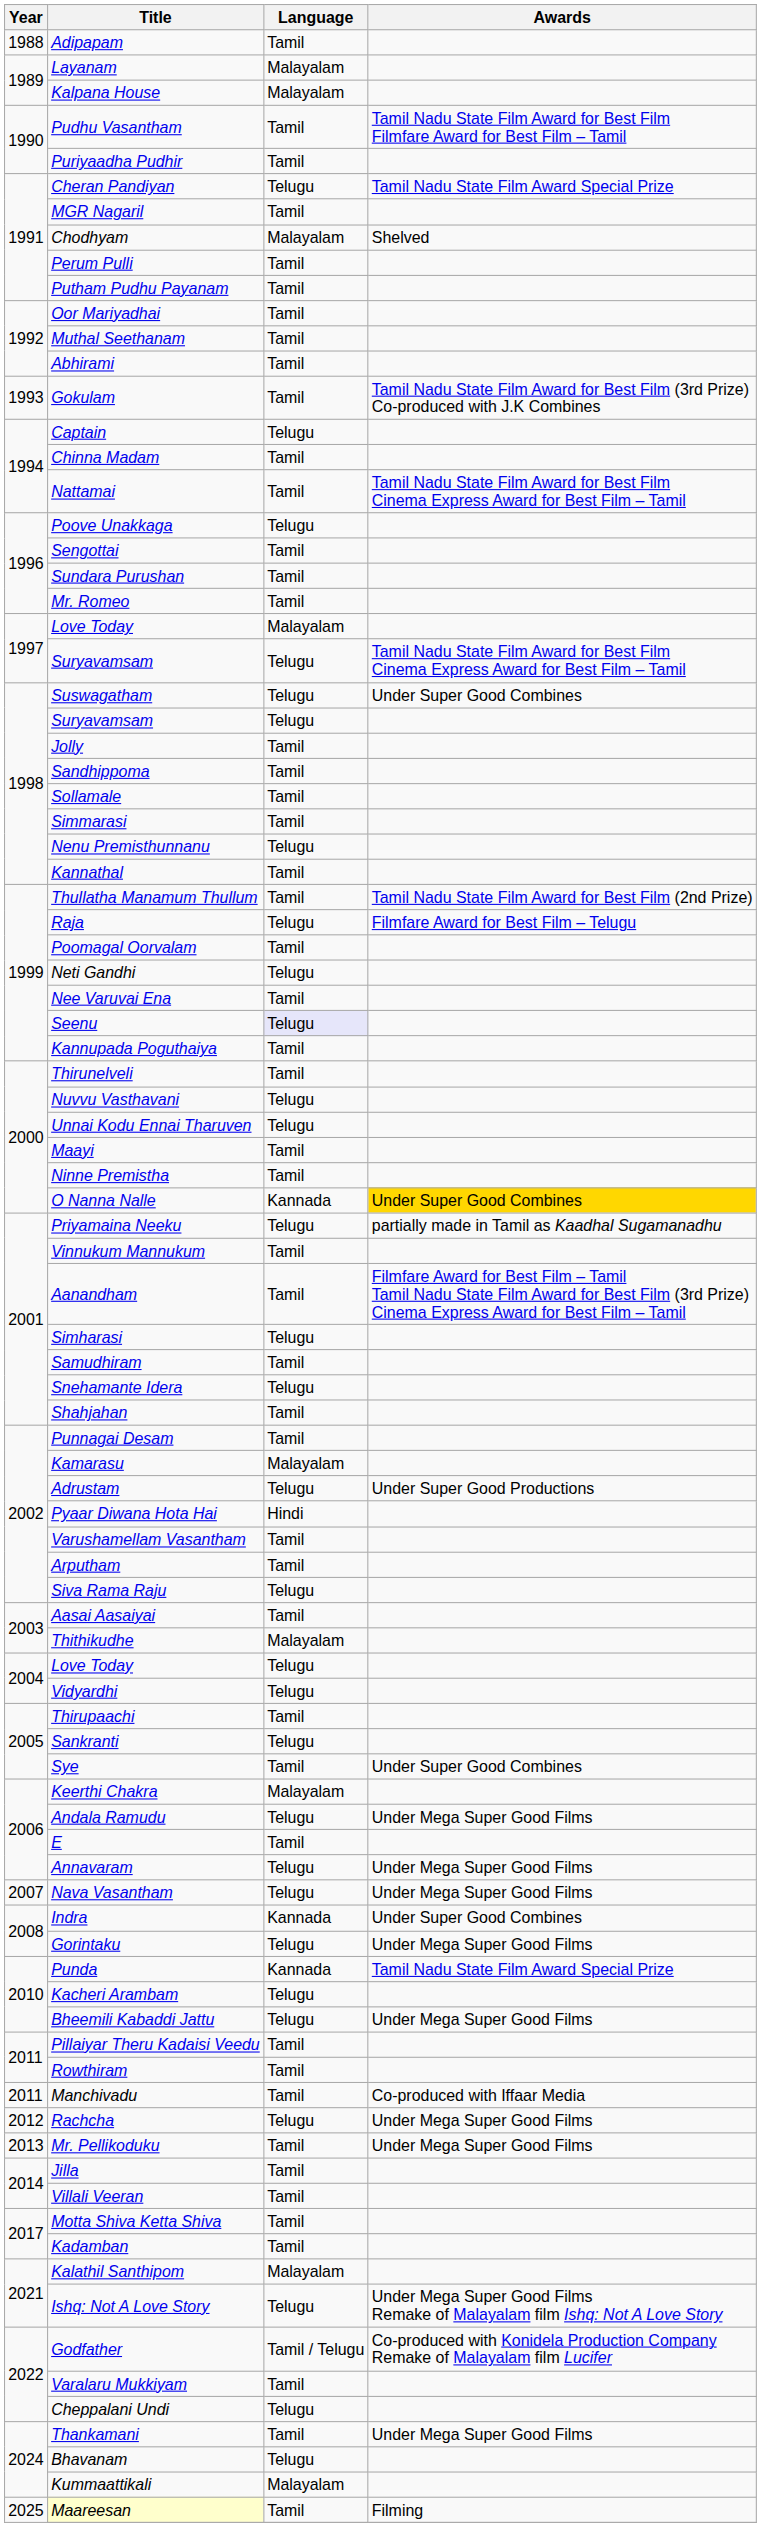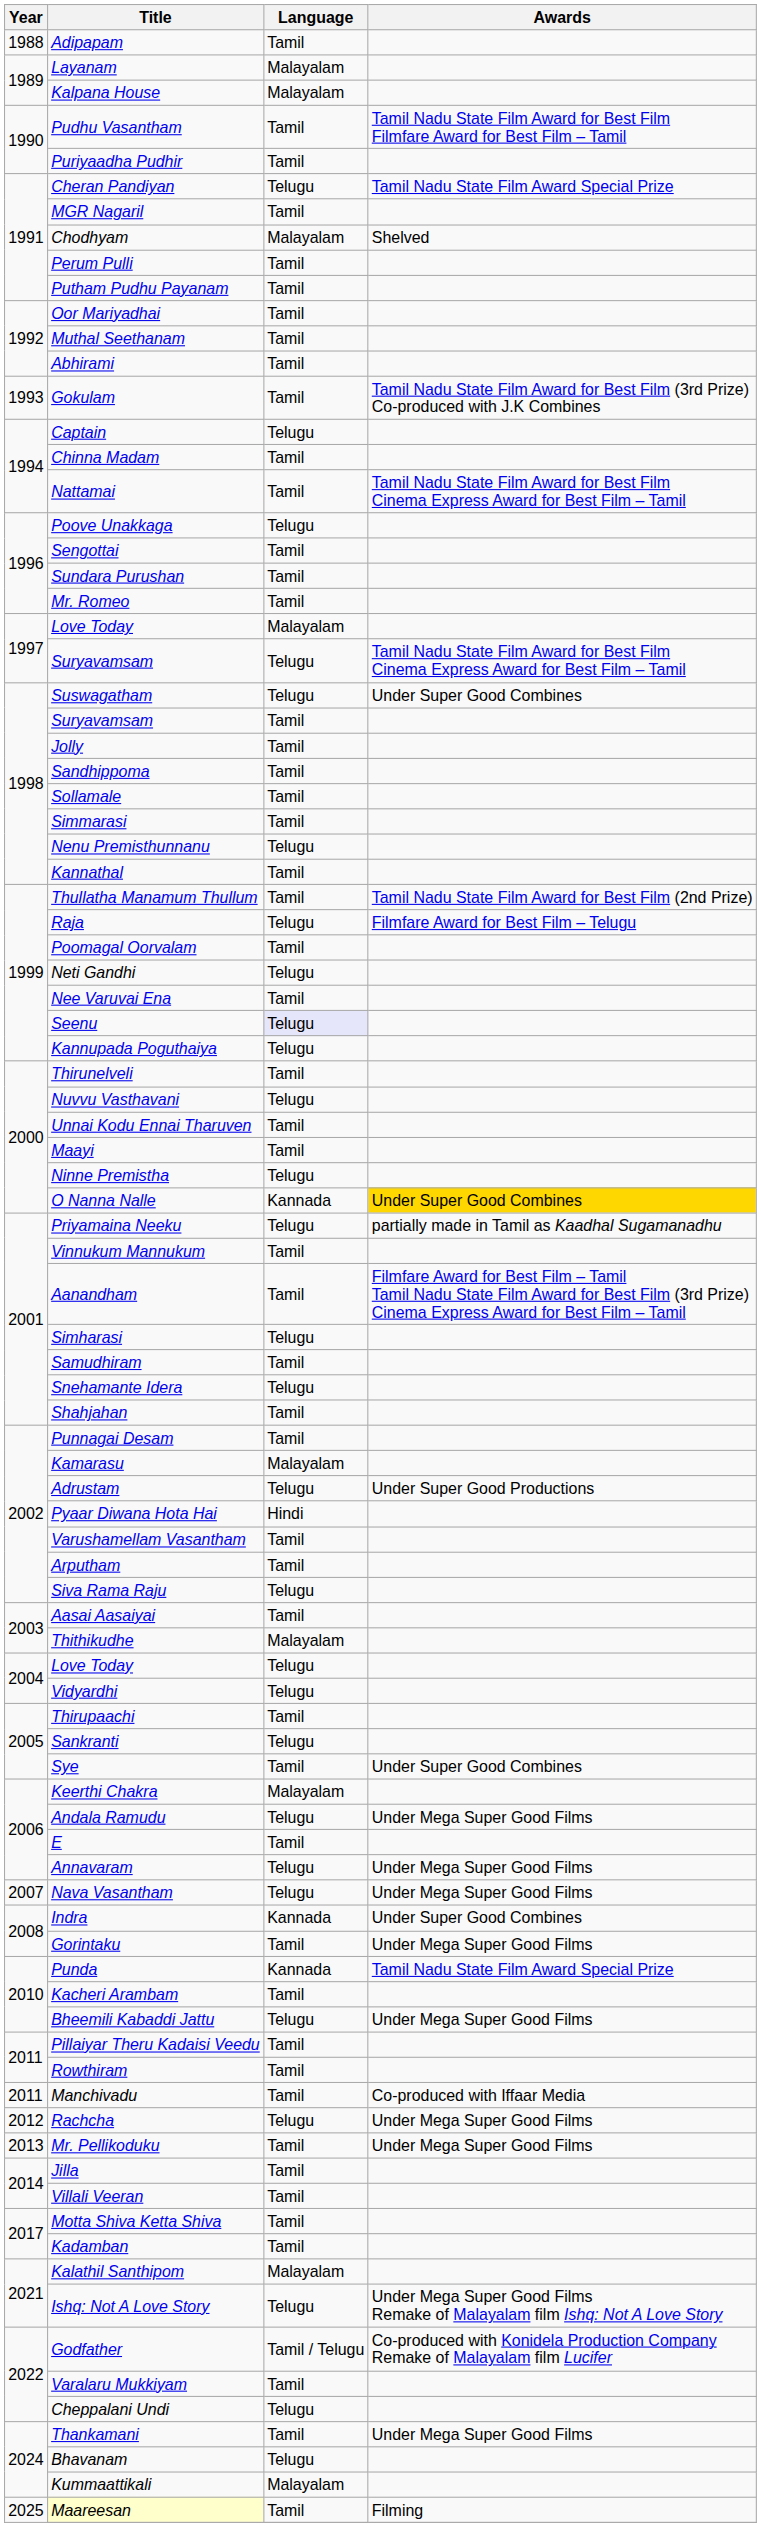(291, 720) Telugu -> (286, 720) Tamil
(286, 1049) Tamil -> (291, 1049) Telugu
(291, 1125) Telugu -> (286, 1125) Tamil
(286, 1175) Tamil -> (291, 1175) Telugu
(291, 1944) Telugu -> (286, 1944) Tamil
(291, 1994) Telugu -> (286, 1994) Tamil
